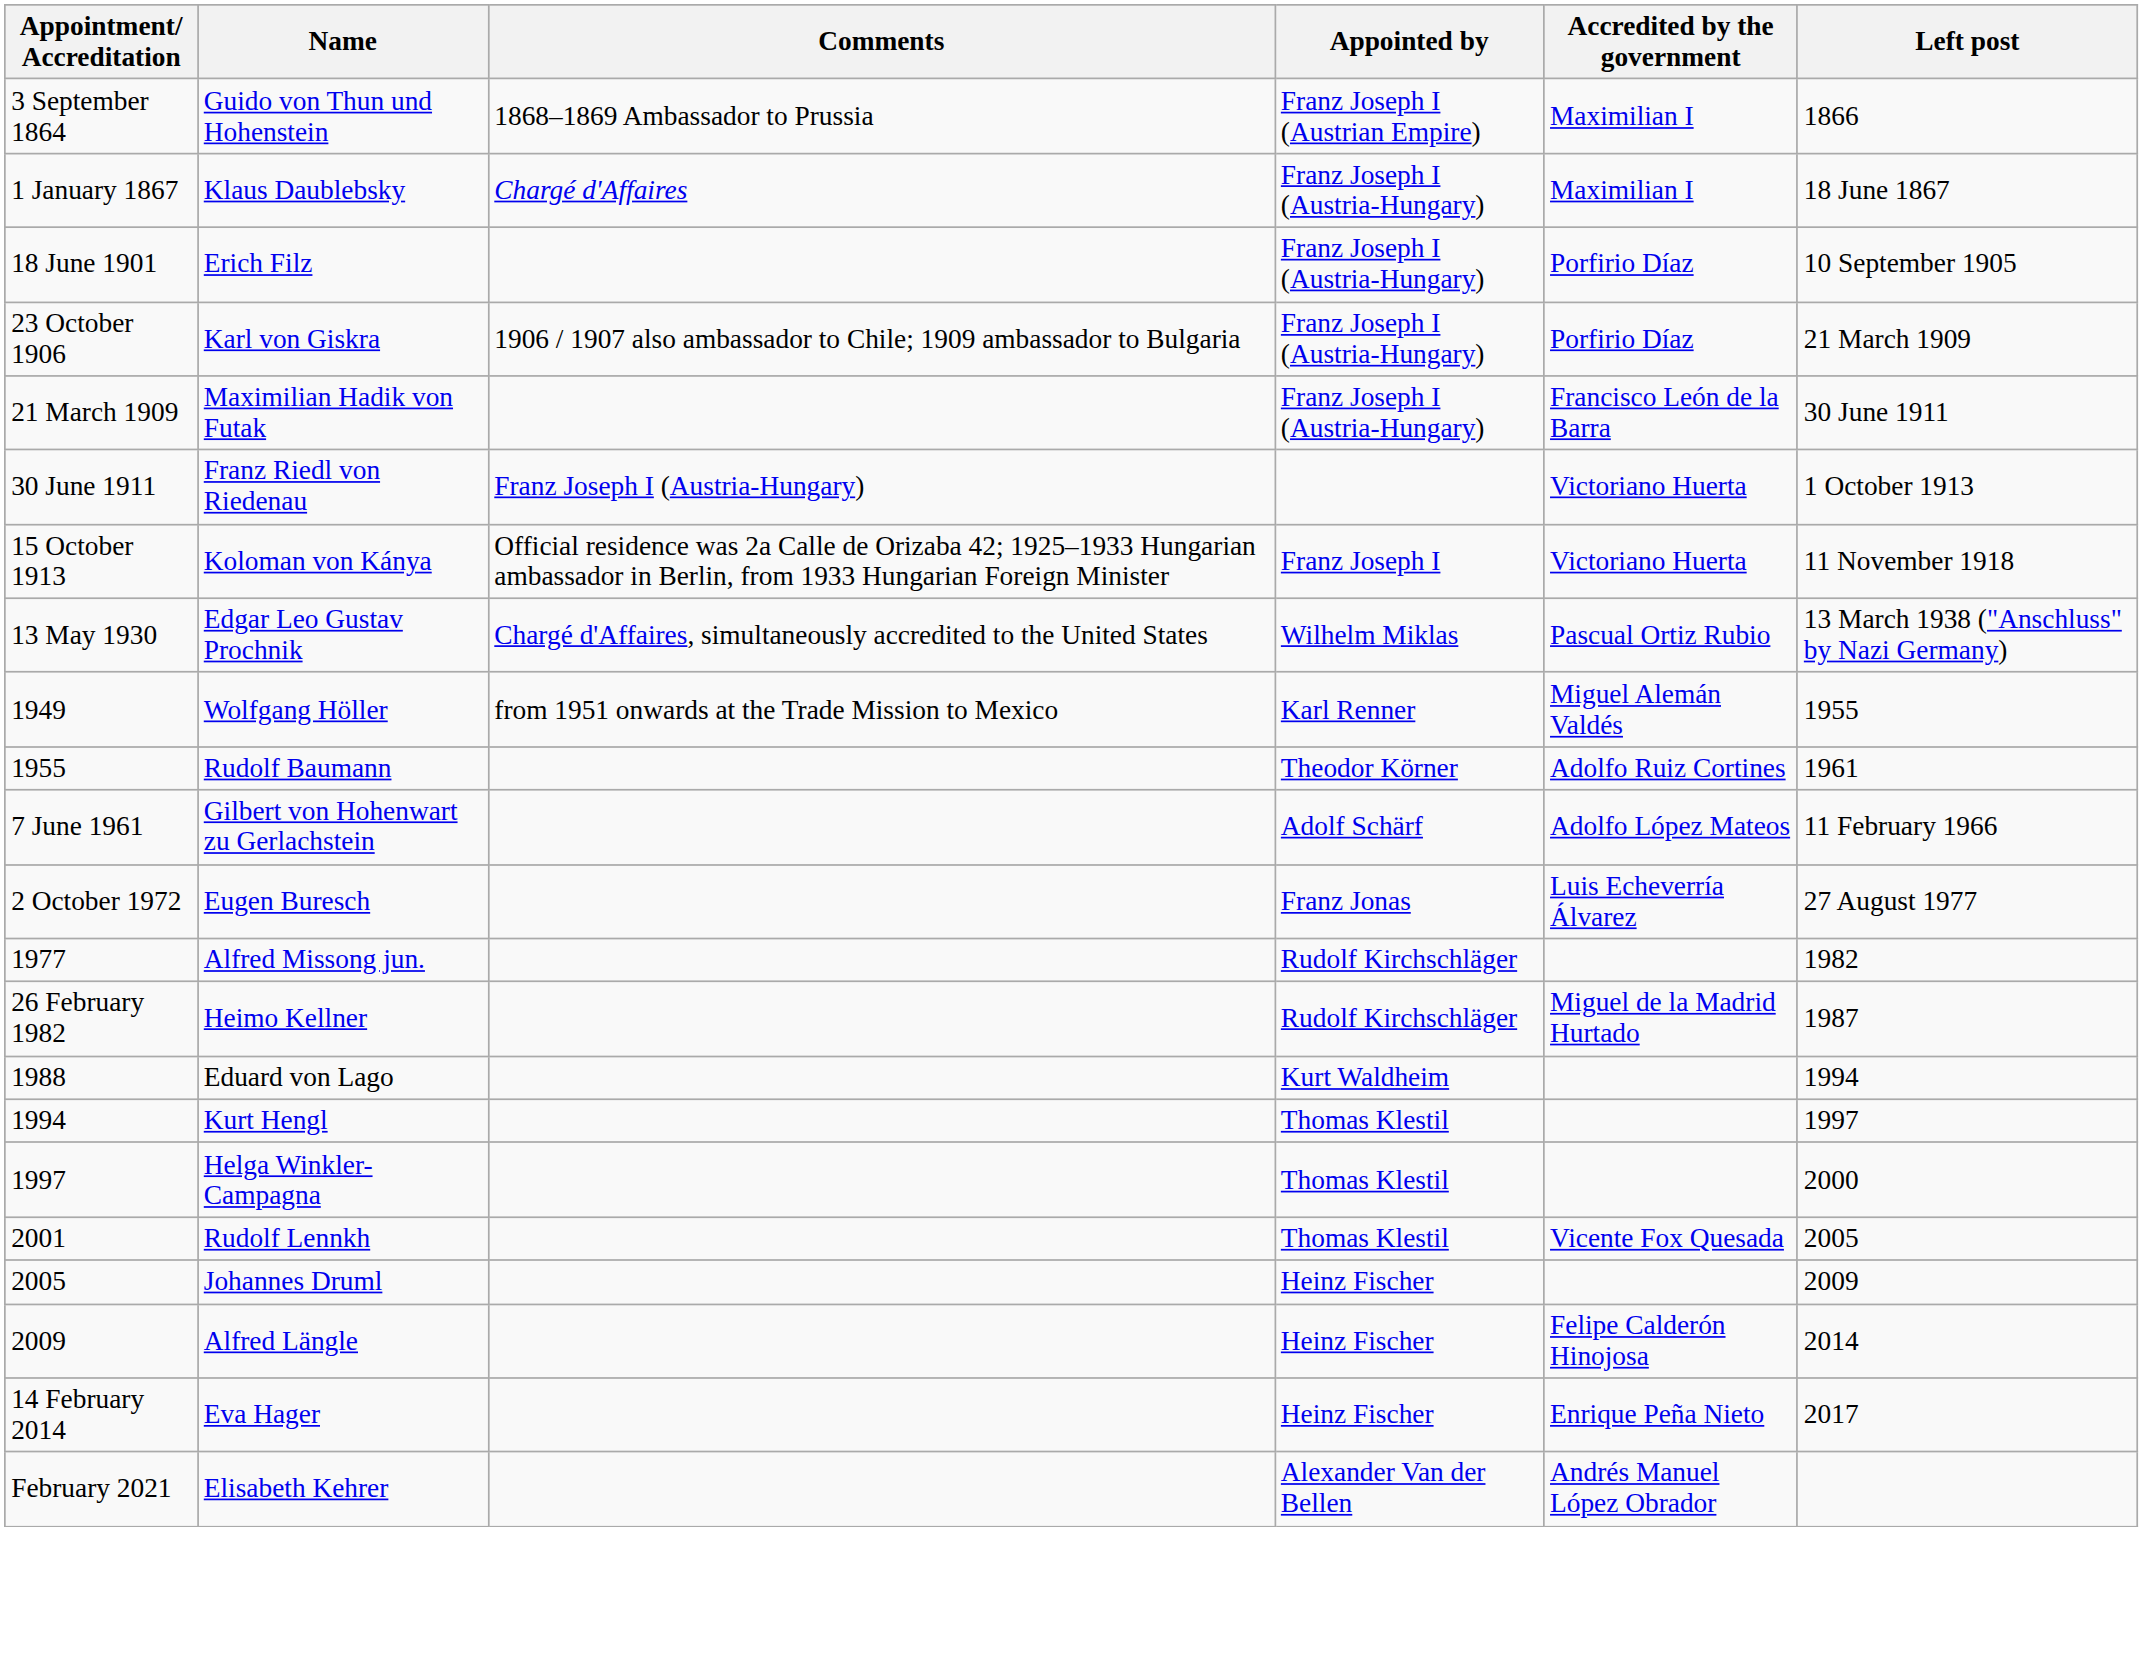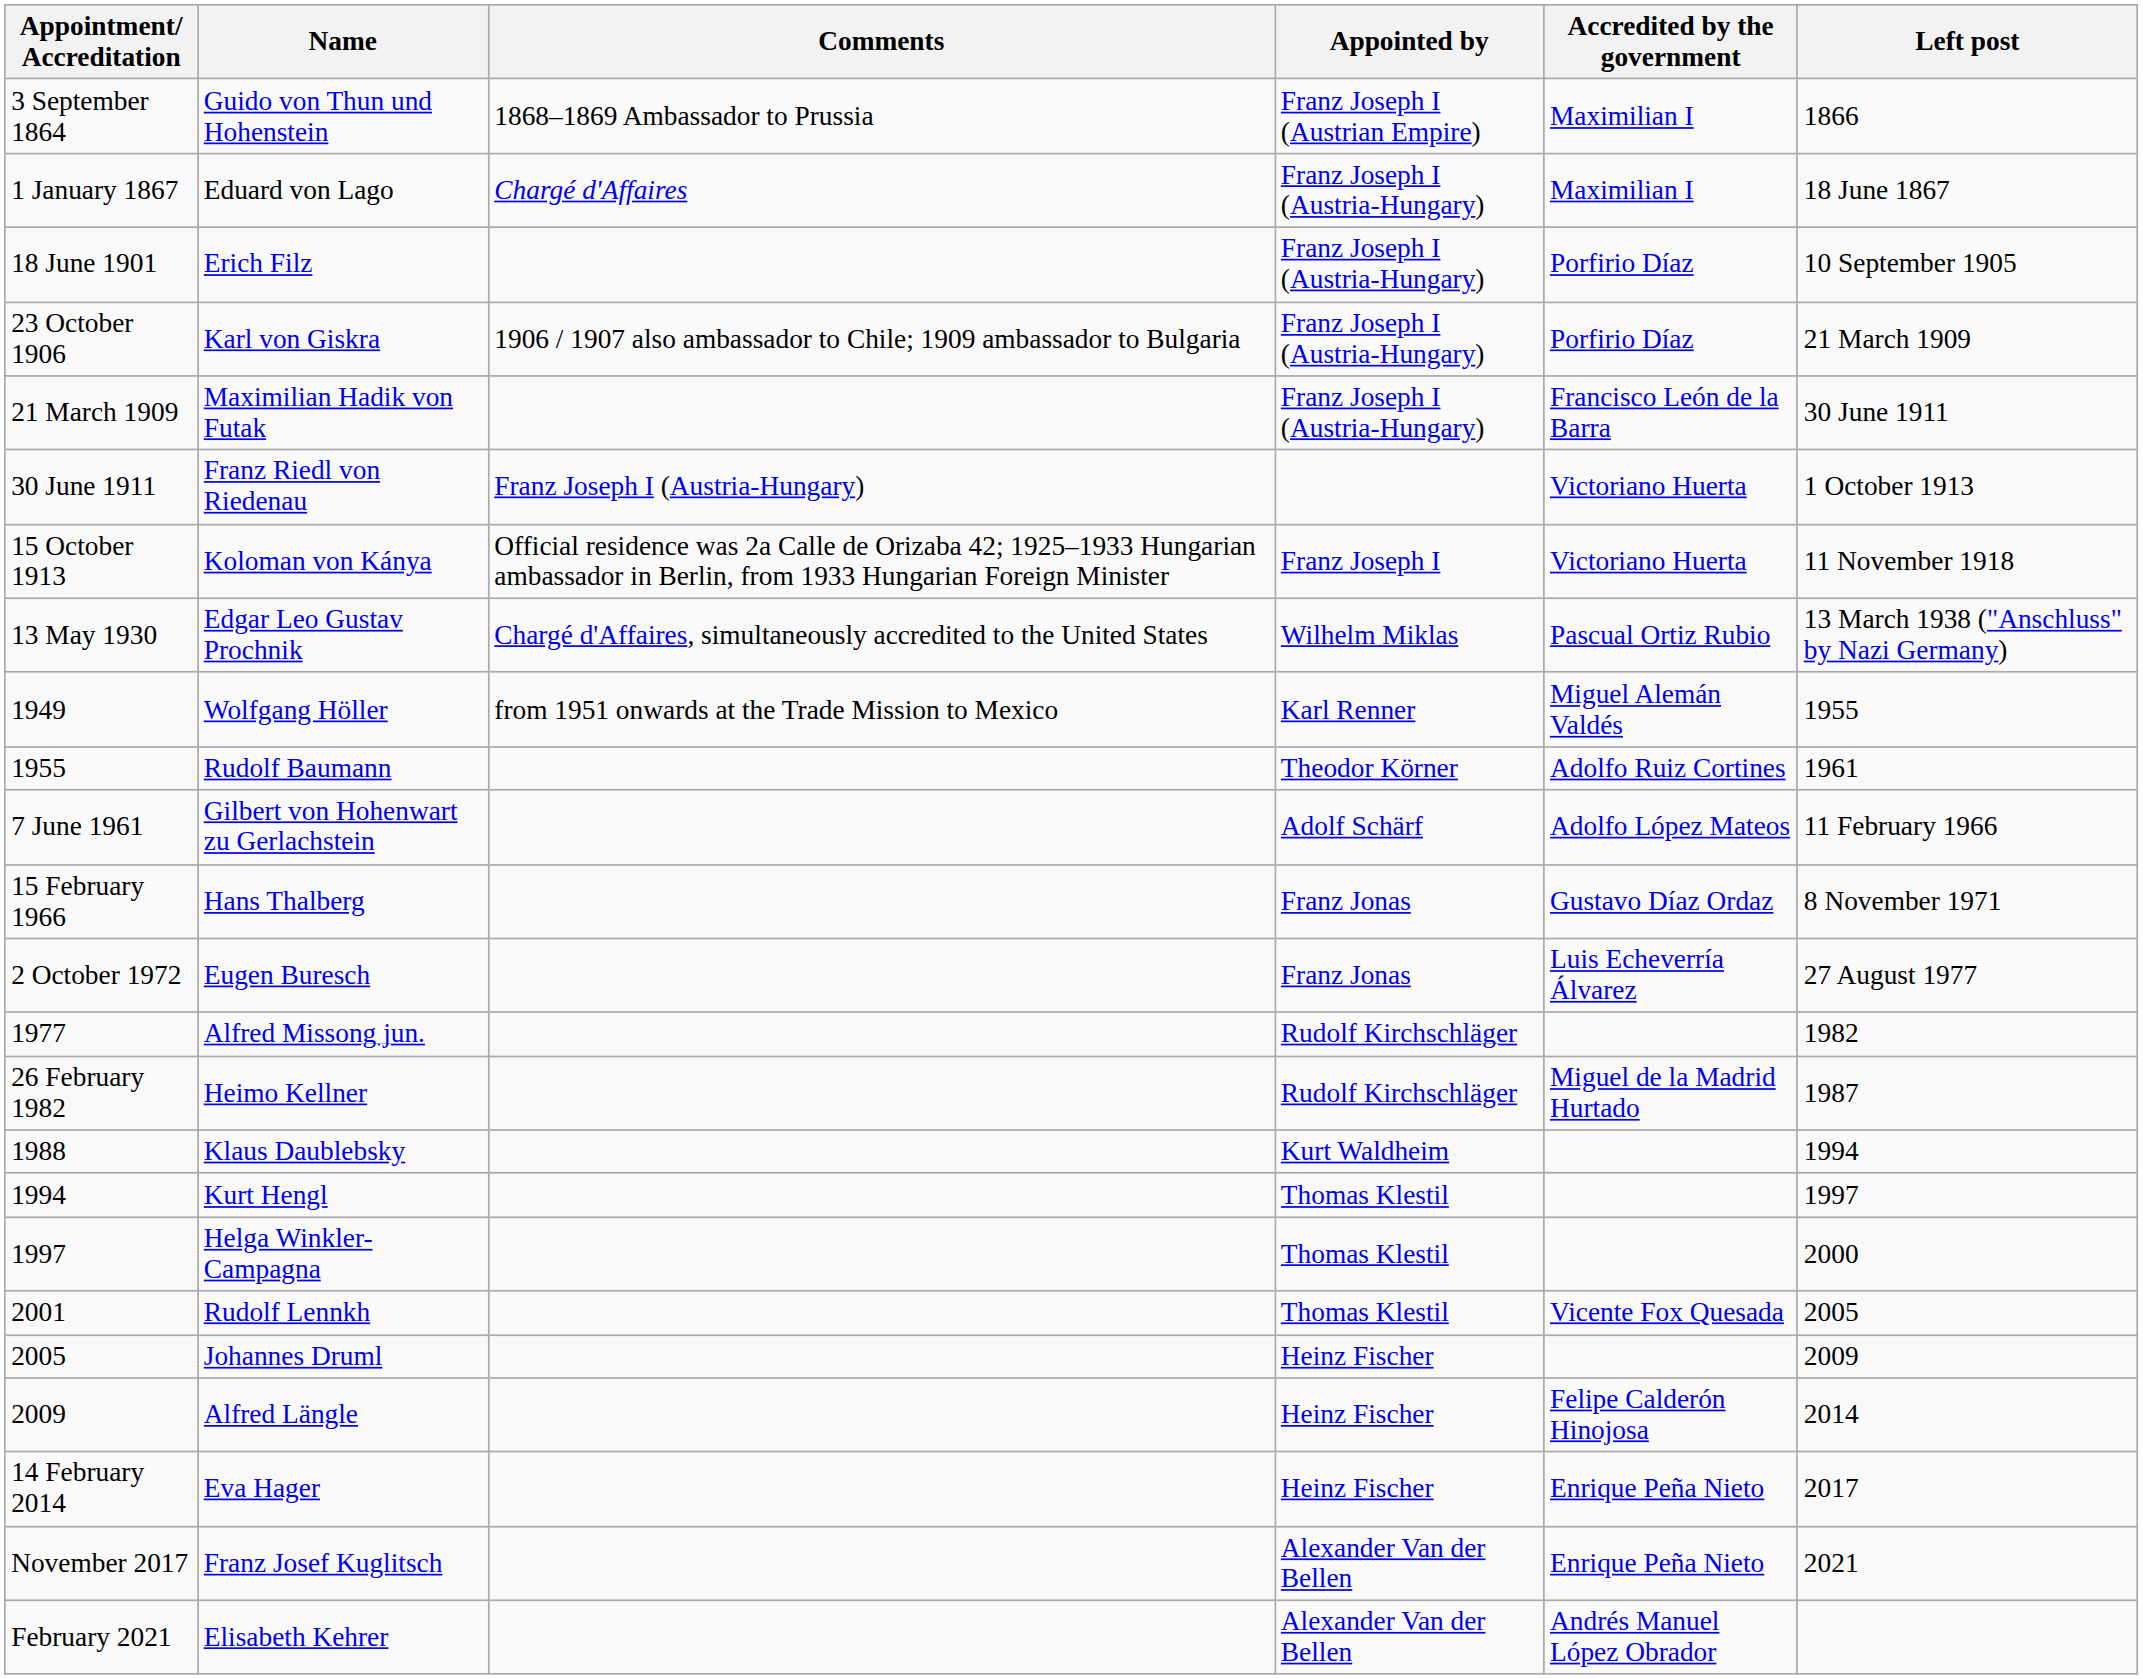(304, 189) Klaus Daublebsky -> (299, 189) Eduard von Lago
+ row: (78, 900)
(299, 1077) Eduard von Lago -> (304, 1151) Klaus Daublebsky
+ row: (100, 1562)
